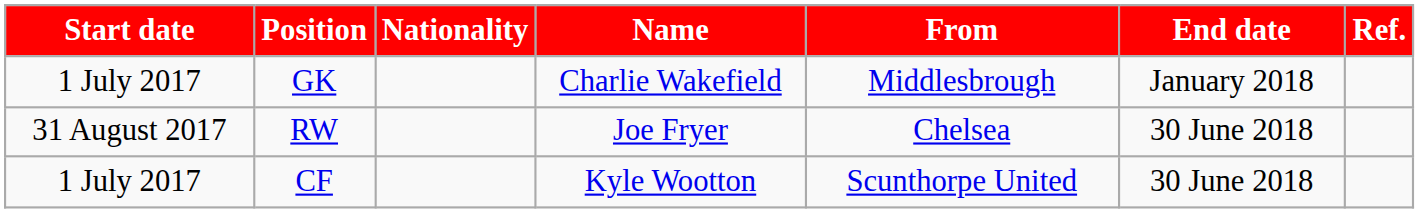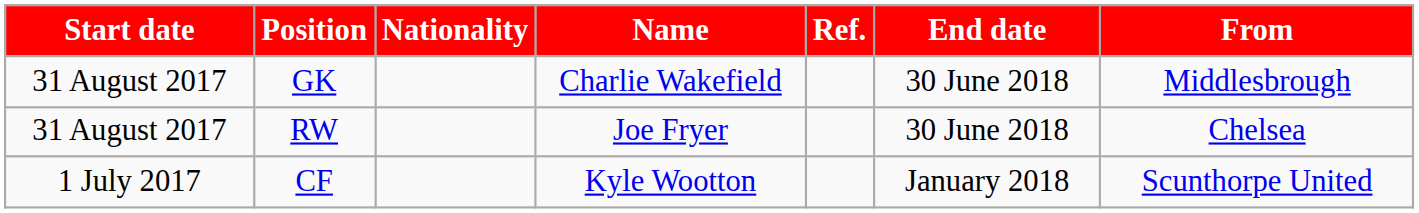columns swapped: (962, 30) <-> (1379, 30)
(129, 80) 1 July 2017 -> (129, 80) 31 August 2017
(1232, 80) January 2018 -> (987, 80) 30 June 2018
(1232, 181) 30 June 2018 -> (987, 181) January 2018
